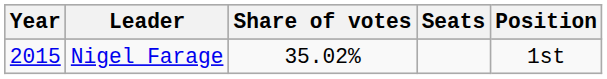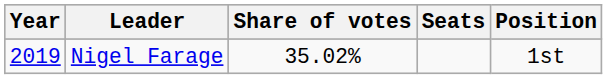(35, 57) 2015 -> (35, 57) 2019
